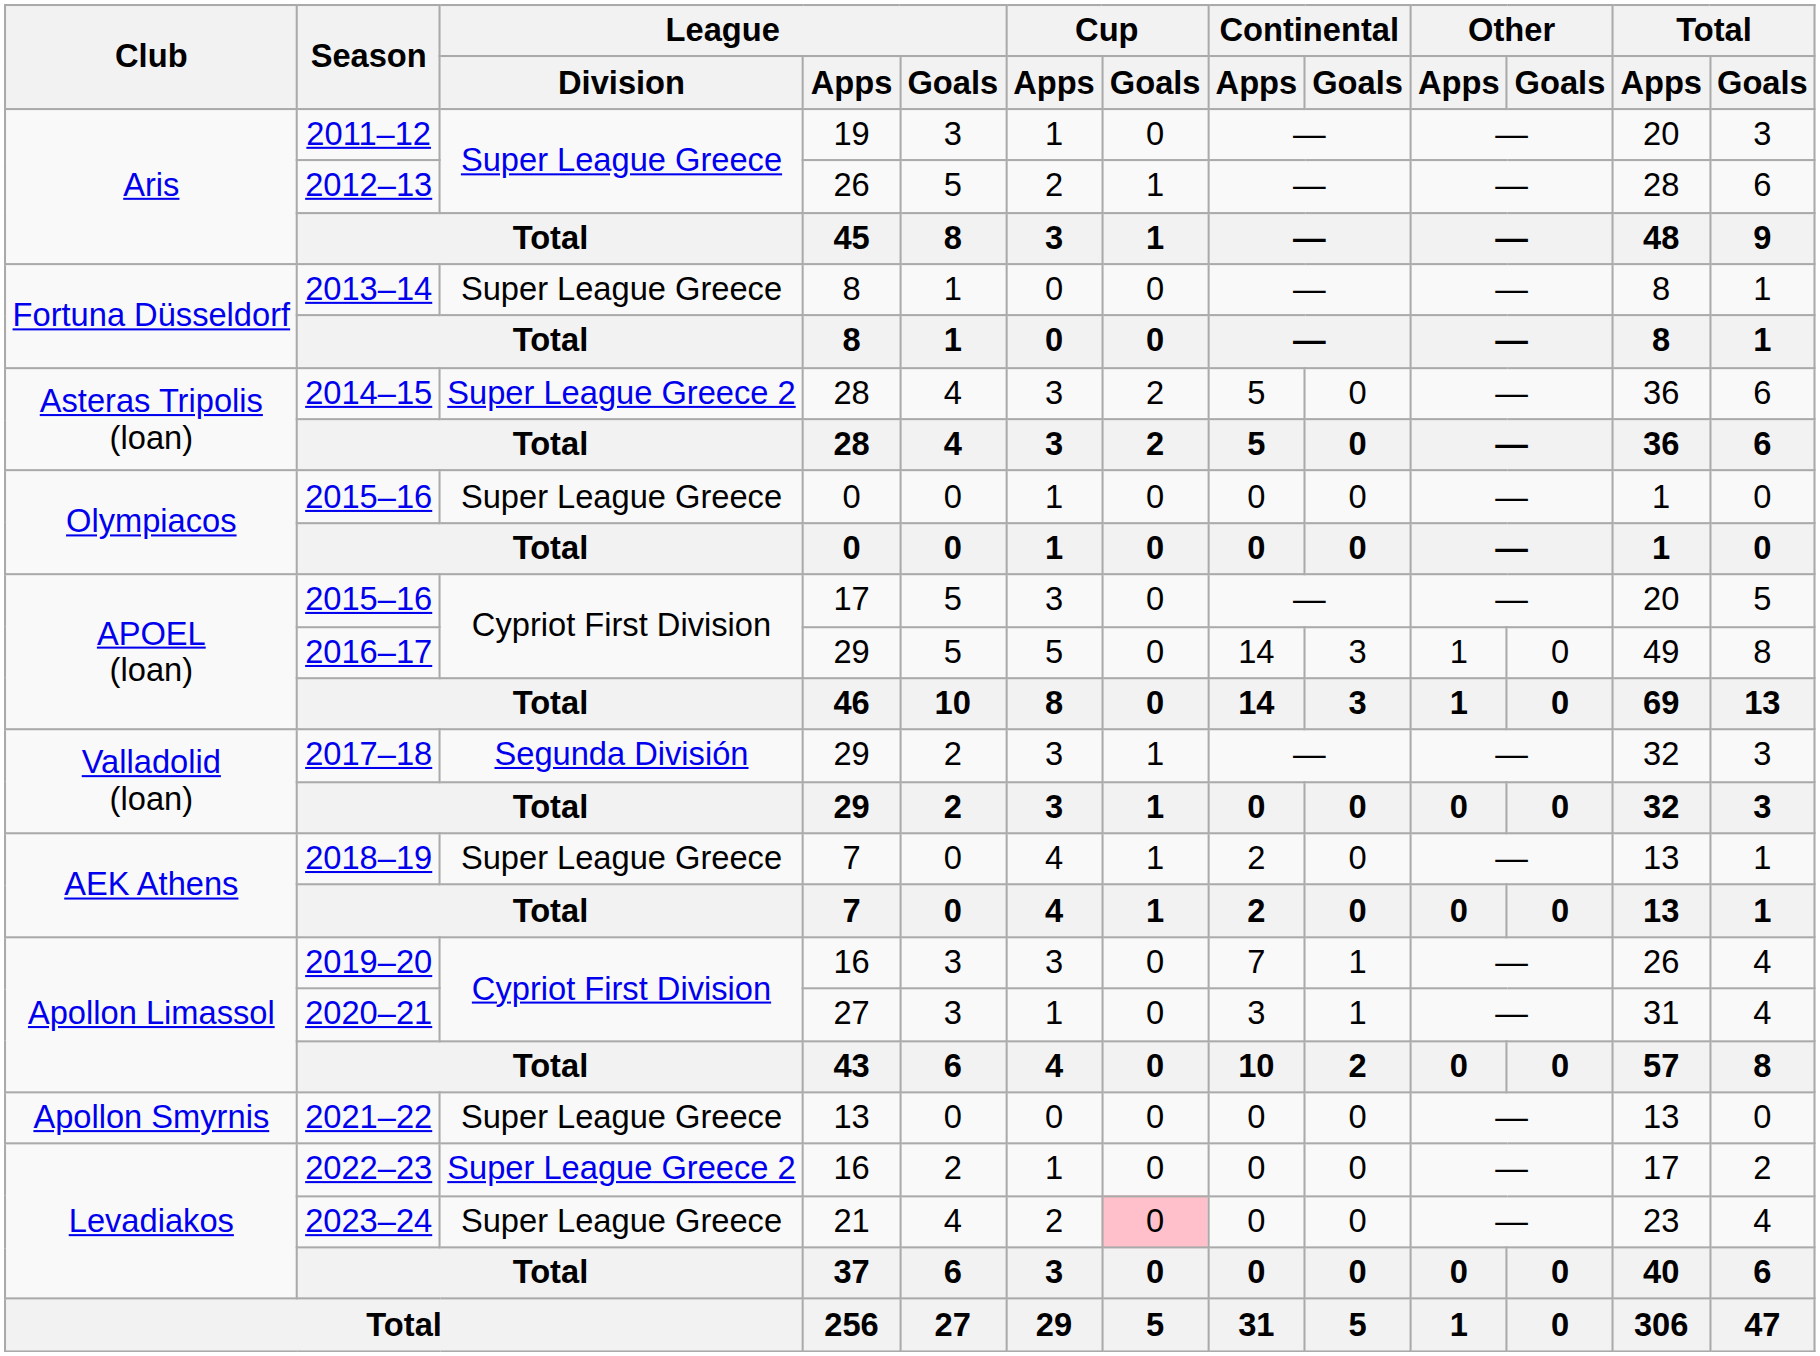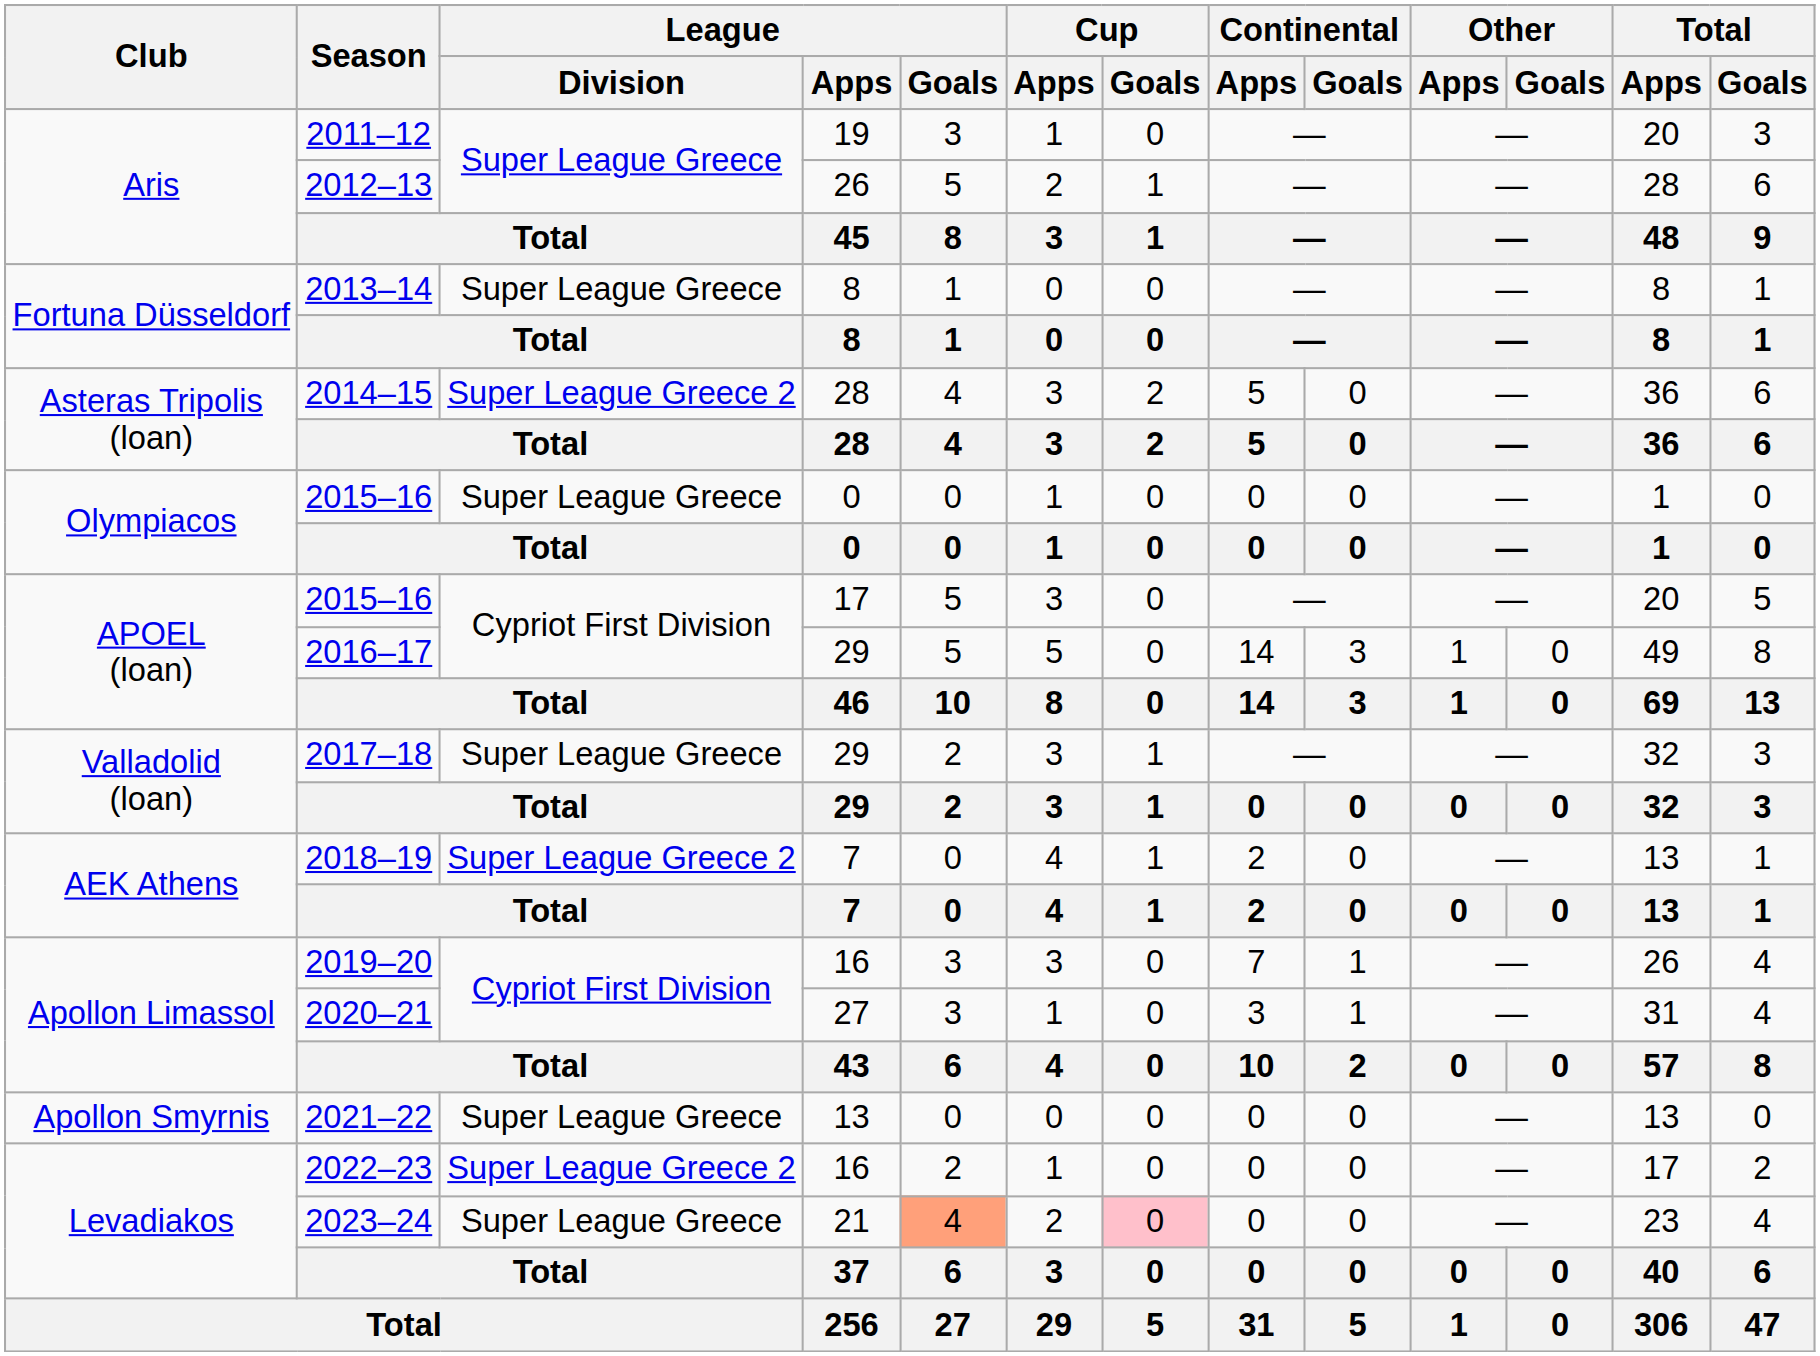(621, 755) Segunda División -> (621, 755) Super League Greece
(621, 858) Super League Greece -> (621, 858) Super League Greece 2
(953, 1220) no background -> (953, 1220) lightsalmon background
